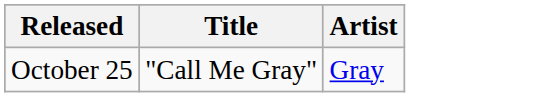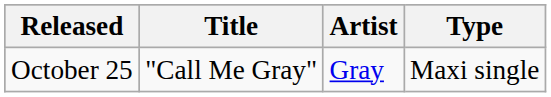+ column: (475, 26)
